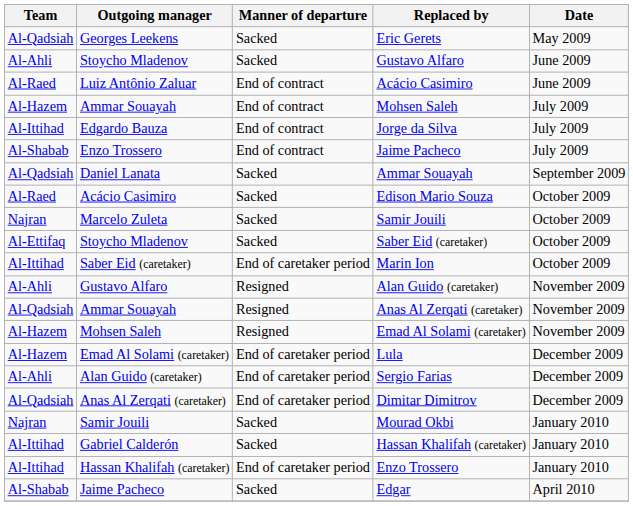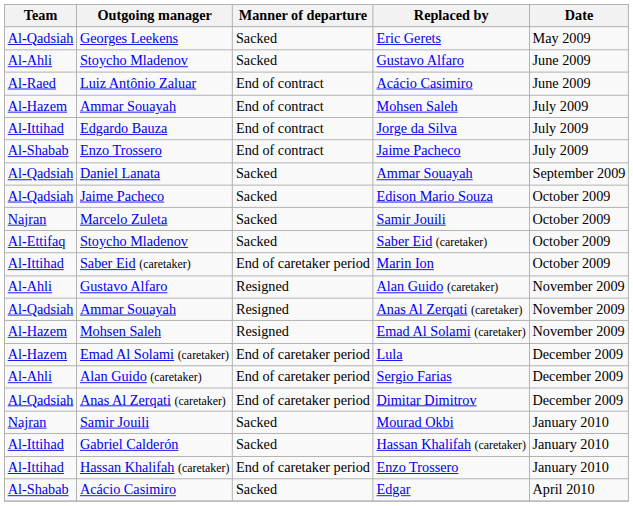(32, 196) Al-Raed -> (41, 196) Al-Qadsiah
(128, 196) Acácio Casimiro -> (122, 196) Jaime Pacheco
(122, 490) Jaime Pacheco -> (128, 490) Acácio Casimiro
